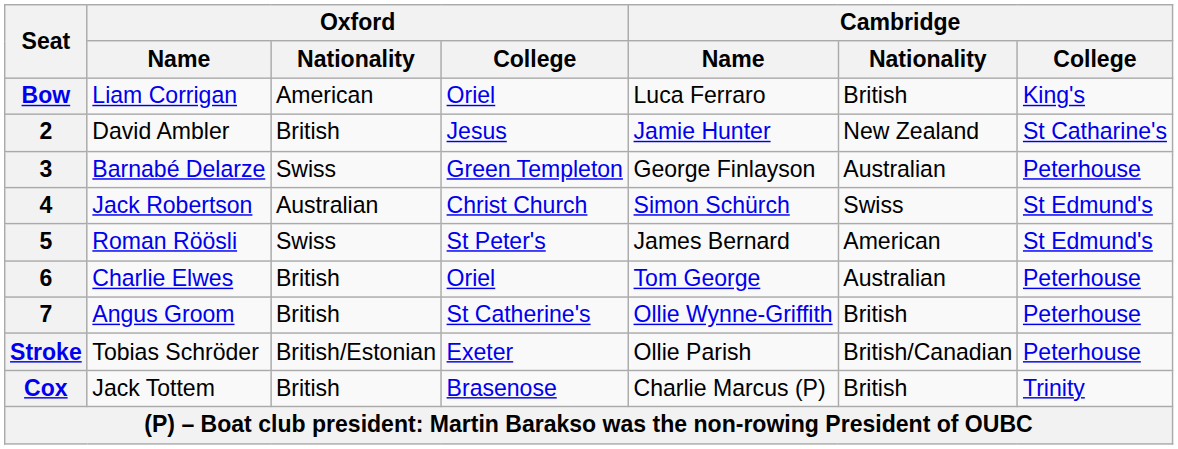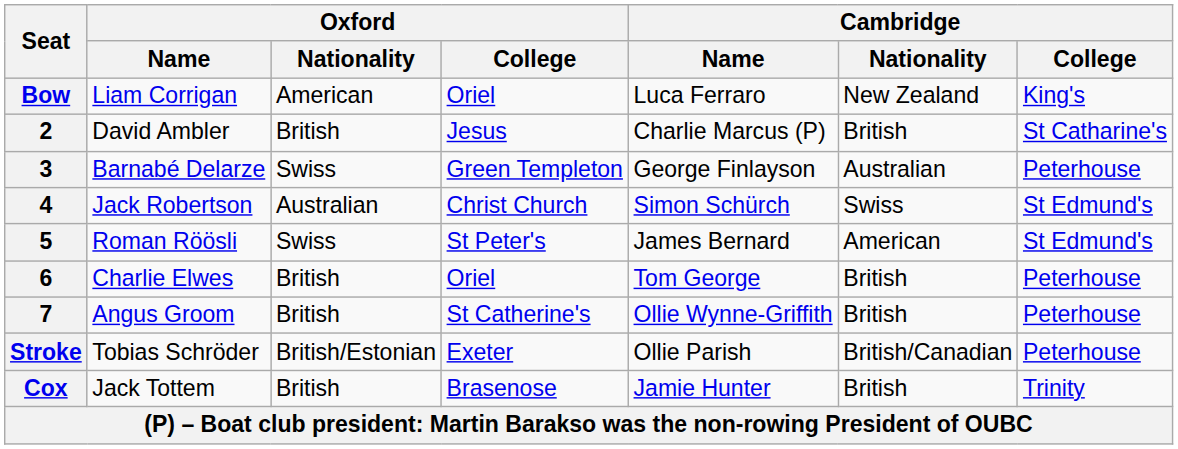(875, 95) British -> (911, 95) New Zealand
(702, 132) Jamie Hunter -> (730, 132) Charlie Marcus (P)
(911, 132) New Zealand -> (875, 132) British
(895, 278) Australian -> (875, 278) British
(730, 388) Charlie Marcus (P) -> (702, 388) Jamie Hunter
